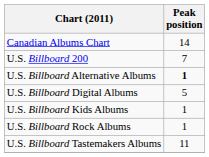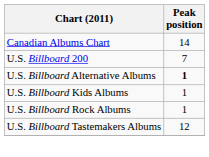- row: (72, 93)
(184, 144) 11 -> (184, 127) 12
